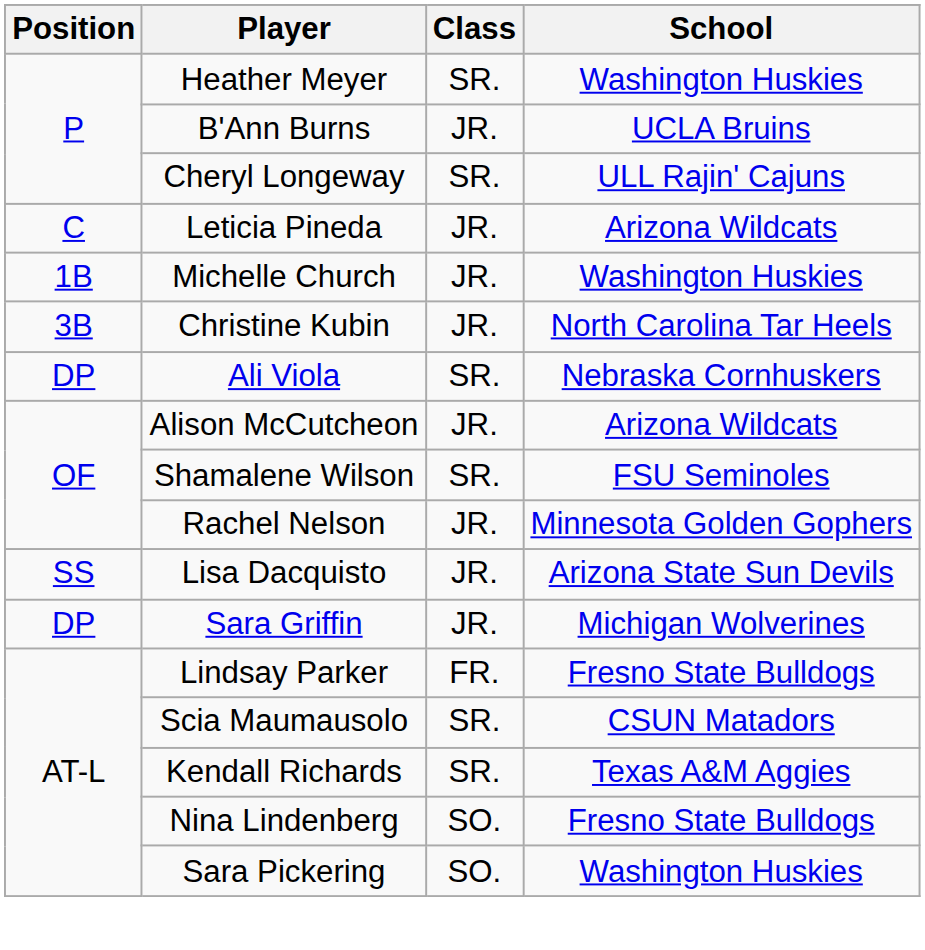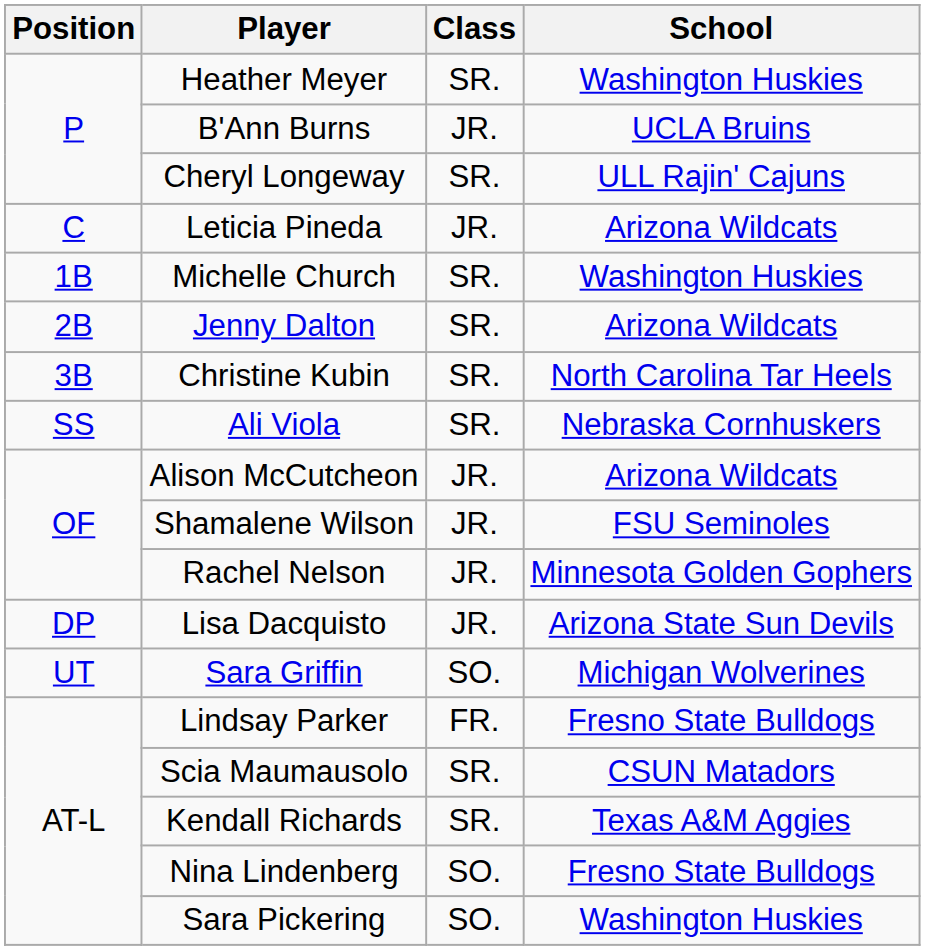(474, 276) JR. -> (474, 276) SR.
+ row: (284, 326)
(474, 326) JR. -> (474, 375) SR.
(74, 375) DP -> (74, 425) SS
(474, 474) SR. -> (474, 524) JR.
(74, 573) SS -> (74, 623) DP
(74, 623) DP -> (74, 672) UT
(474, 623) JR. -> (474, 672) SO.
